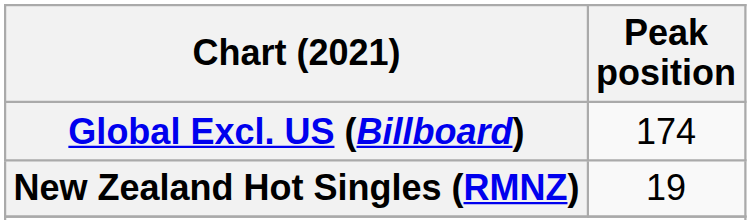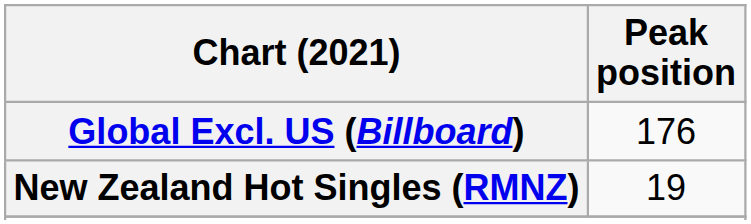(666, 130) 174 -> (666, 130) 176
